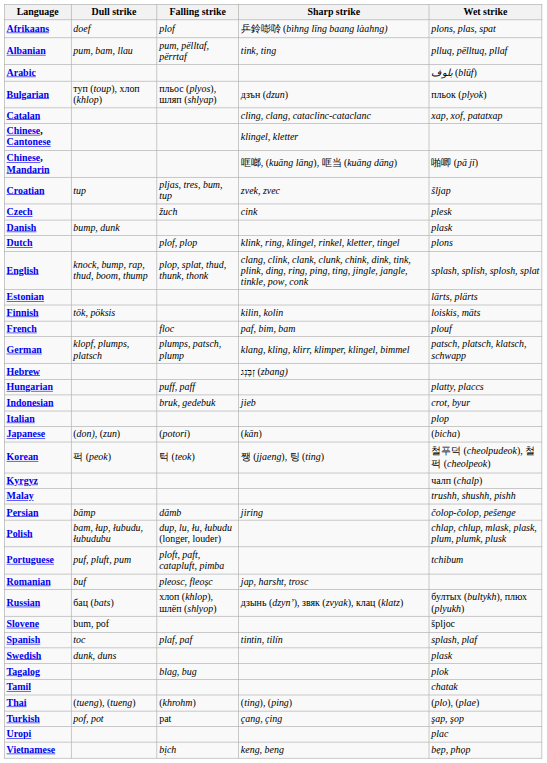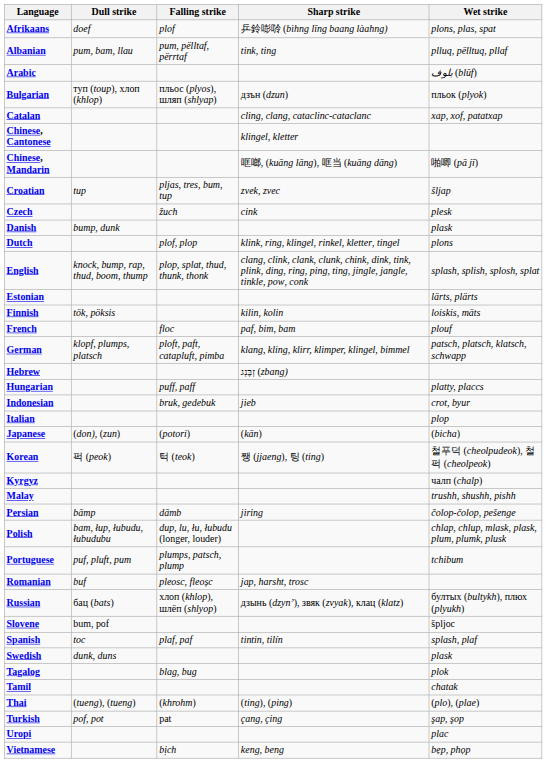(190, 350) plumps, patsch, plump -> (192, 350) ploft, paft, catapluft, pimba
(192, 560) ploft, paft, catapluft, pimba -> (190, 560) plumps, patsch, plump
